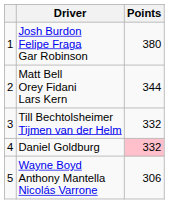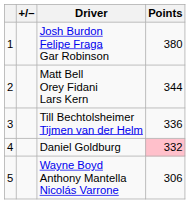+ column: (26, 13)
(152, 123) 332 -> (173, 123) 336
